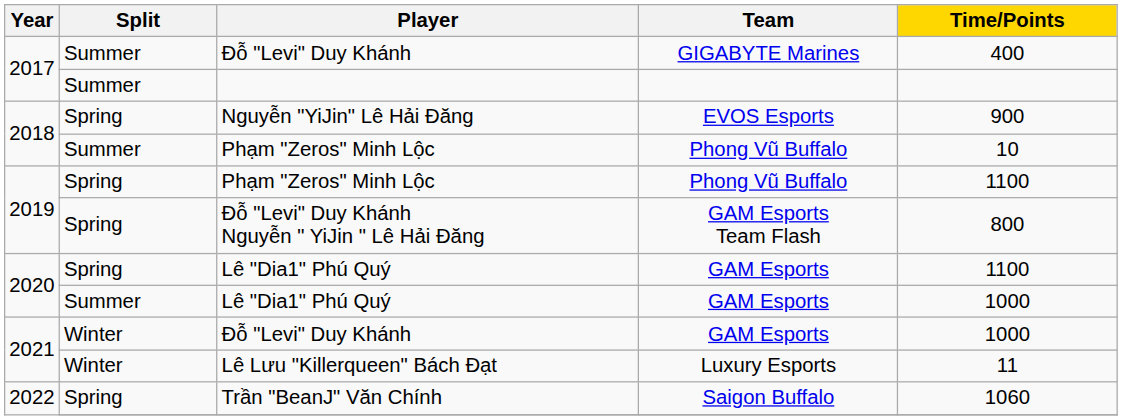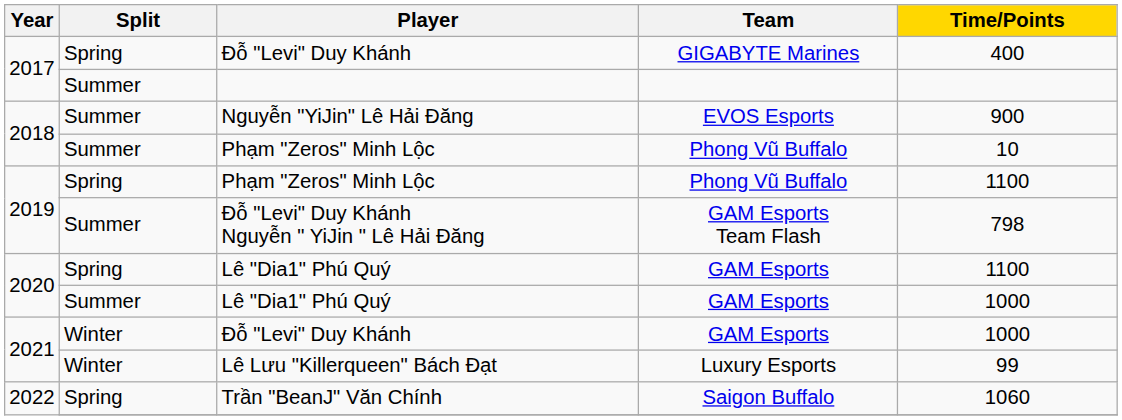(102, 52) Summer -> (93, 52) Spring
(93, 117) Spring -> (102, 117) Summer
(93, 225) Spring -> (102, 225) Summer
(1007, 225) 800 -> (1007, 225) 798
(1007, 365) 11 -> (1007, 365) 99
